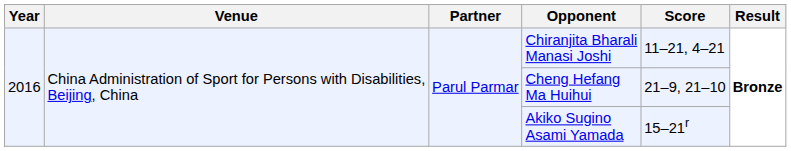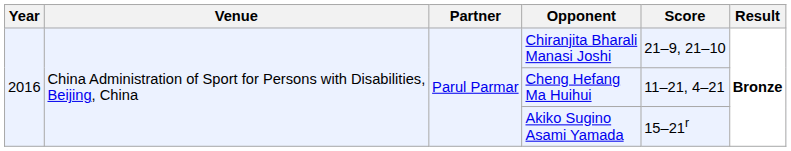(684, 48) 11–21, 4–21 -> (685, 48) 21–9, 21–10
(685, 87) 21–9, 21–10 -> (684, 87) 11–21, 4–21
